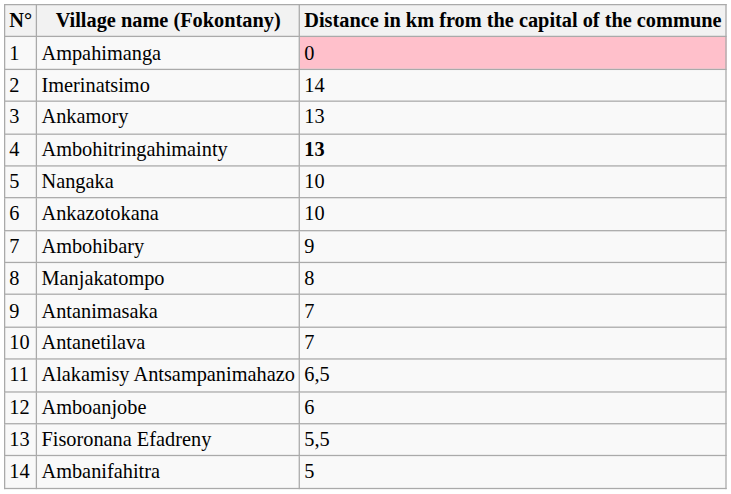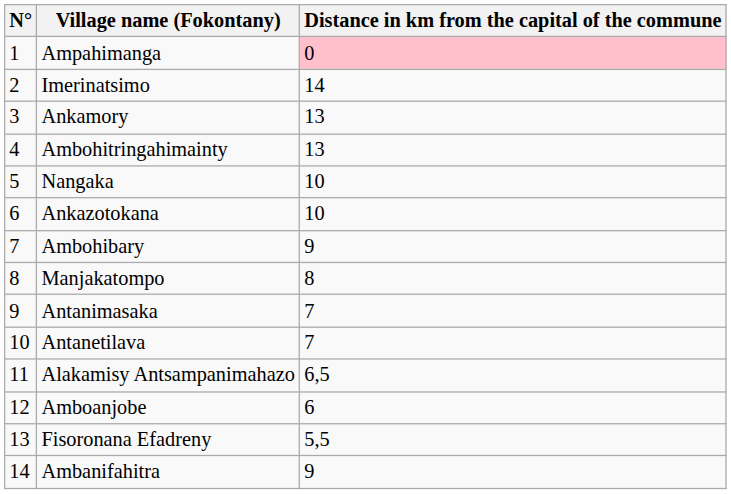(314, 149) bold -> (314, 149) normal
(309, 471) 5 -> (309, 471) 9
